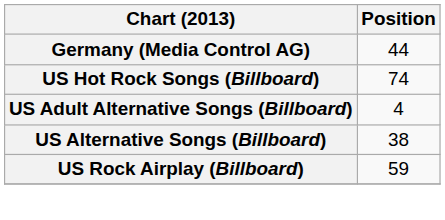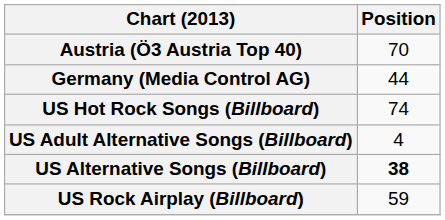+ row: (181, 49)
(399, 139) normal -> (399, 169) bold
